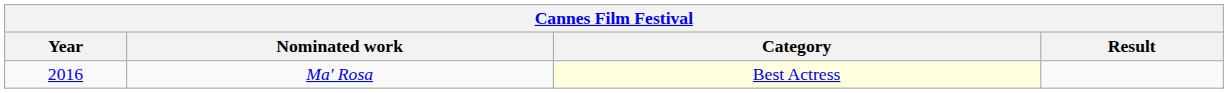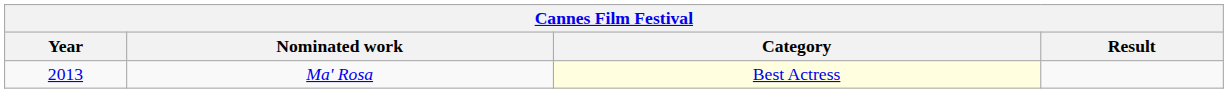(65, 74) 2016 -> (65, 74) 2013
